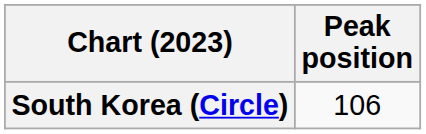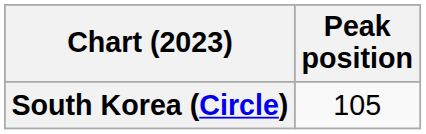(357, 104) 106 -> (357, 104) 105
